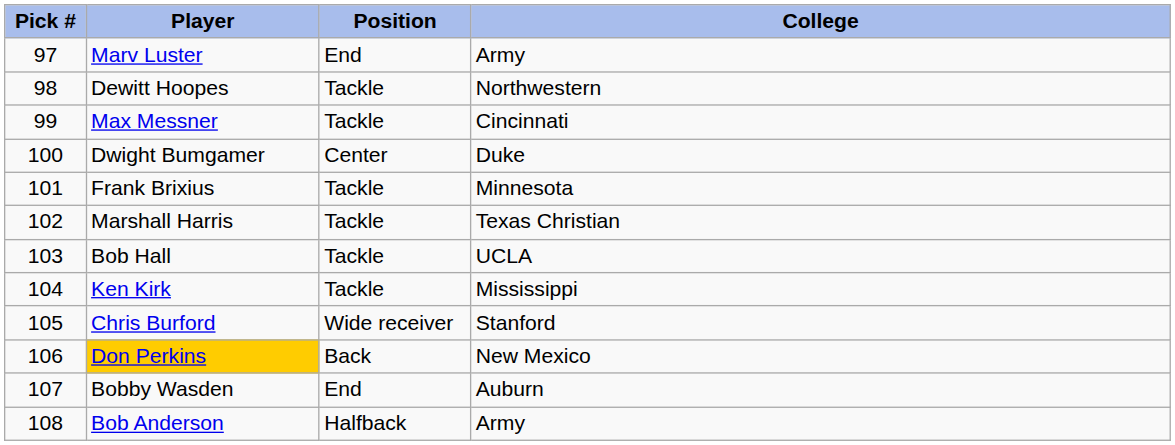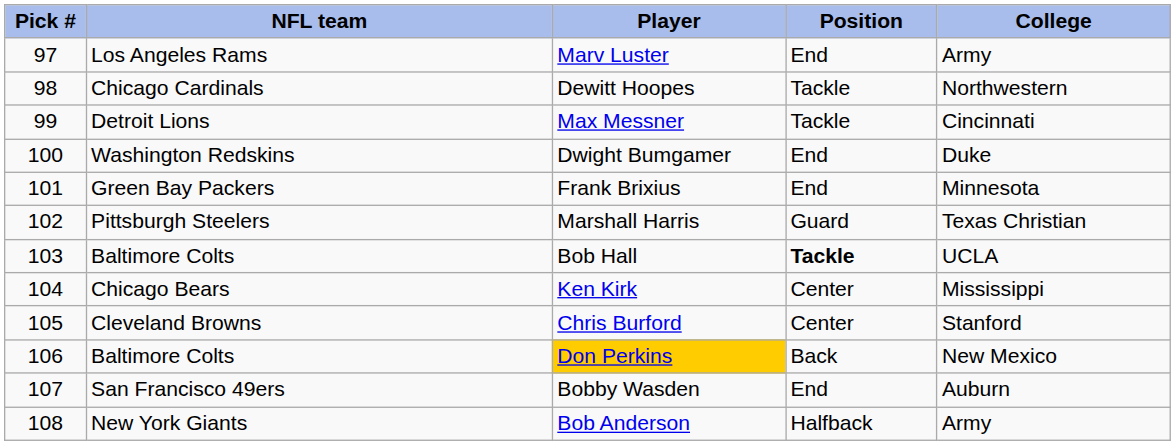+ column: (319, 21)
(356, 155) Center -> (809, 155) End
(354, 188) Tackle -> (809, 188) End
(354, 222) Tackle -> (820, 222) Guard
(354, 255) normal -> (823, 255) bold
(354, 289) Tackle -> (822, 289) Center
(389, 322) Wide receiver -> (822, 322) Center
